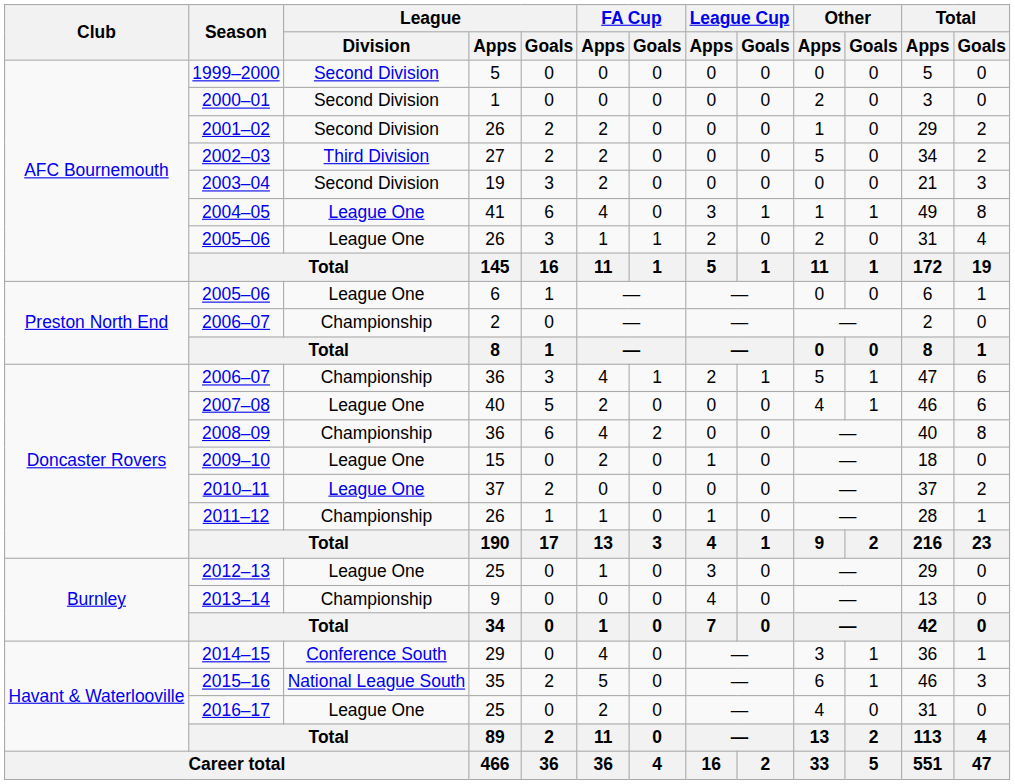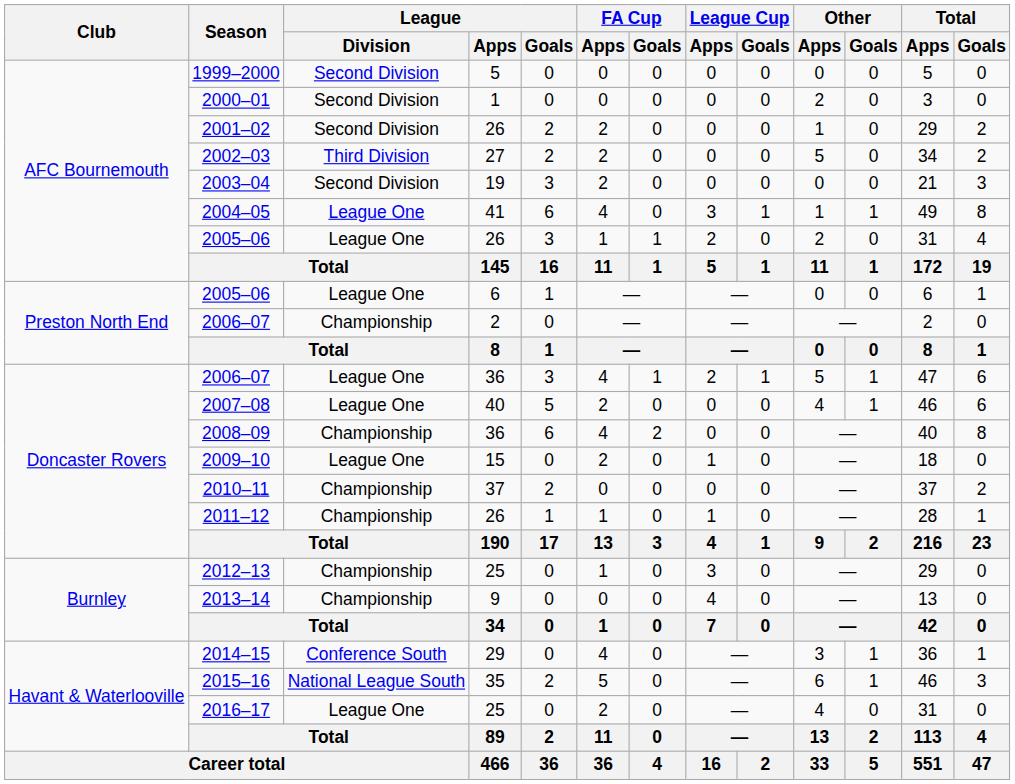(376, 377) Championship -> (376, 377) League One
(376, 488) League One -> (376, 488) Championship
(376, 571) League One -> (376, 571) Championship
